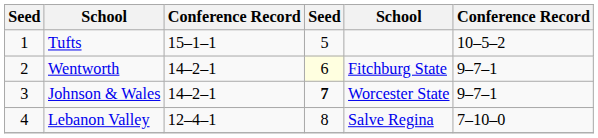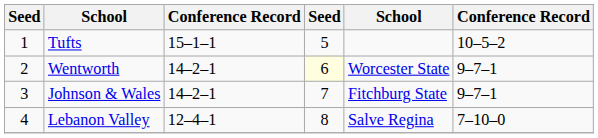(398, 68) Fitchburg State -> (399, 68) Worcester State
(324, 94) bold -> (324, 94) normal
(399, 94) Worcester State -> (398, 94) Fitchburg State
